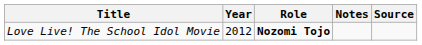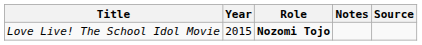(239, 31) 2012 -> (239, 31) 2015
